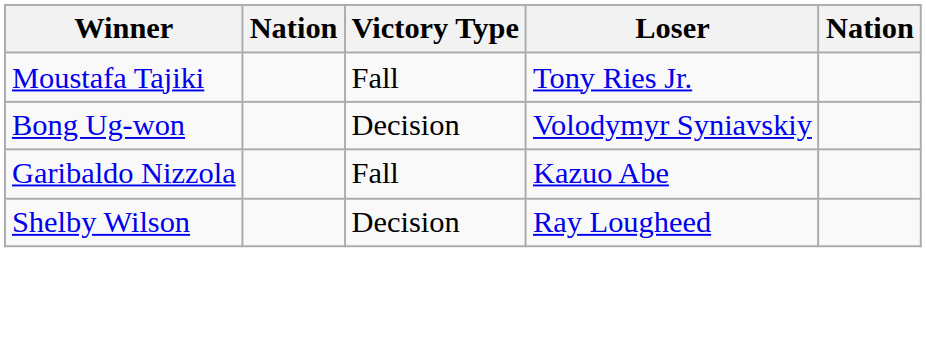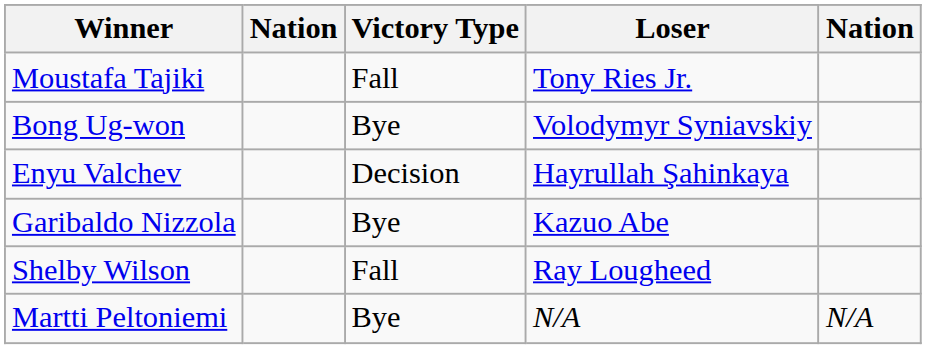(406, 125) Decision -> (376, 125) Bye
+ row: (97, 173)
(375, 173) Fall -> (376, 221) Bye
(406, 221) Decision -> (375, 269) Fall
+ row: (120, 317)
